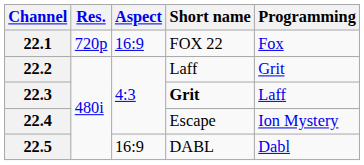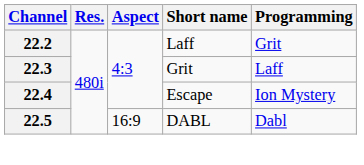- row: (38, 43)
(185, 95) bold -> (180, 69) normal
